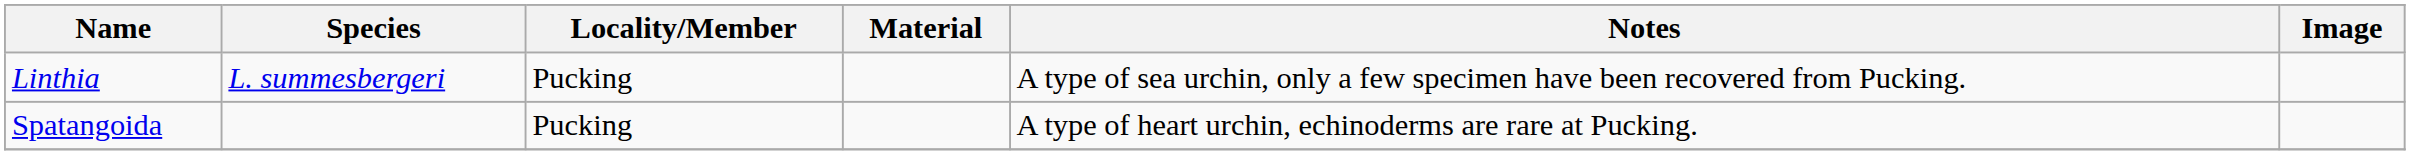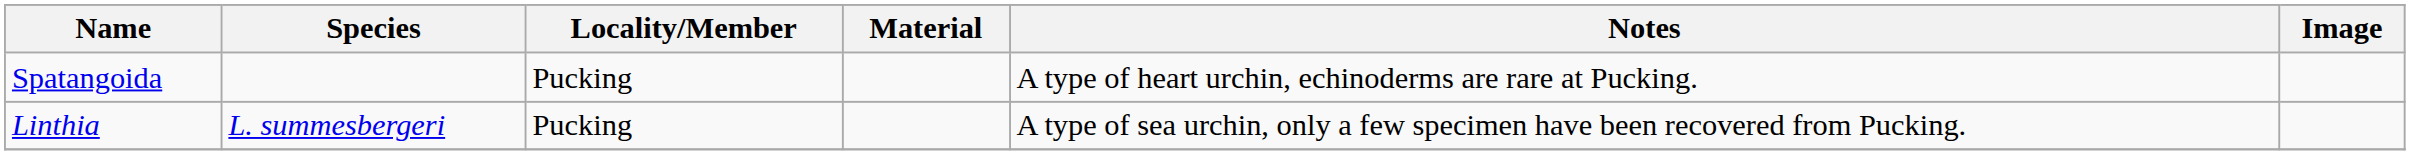rows swapped: (56, 76) <-> (87, 125)
